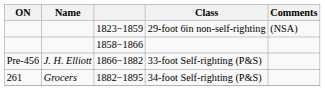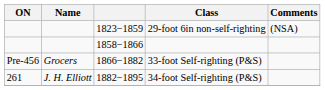(68, 61) J. H. Elliott -> (60, 61) Grocers
(60, 77) Grocers -> (68, 77) J. H. Elliott
